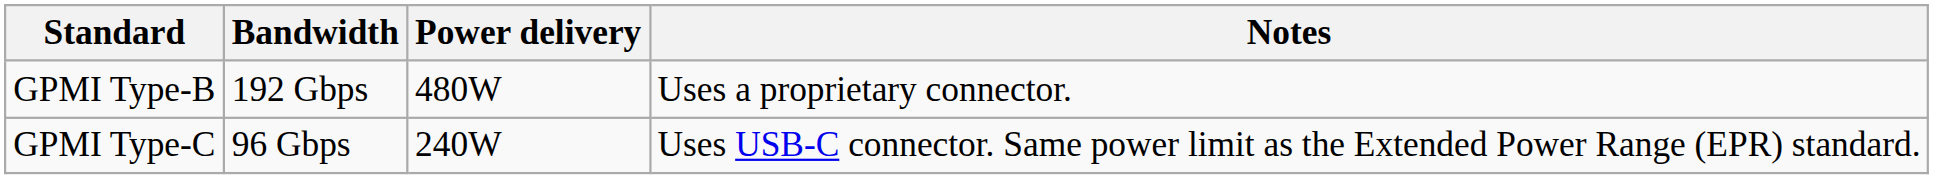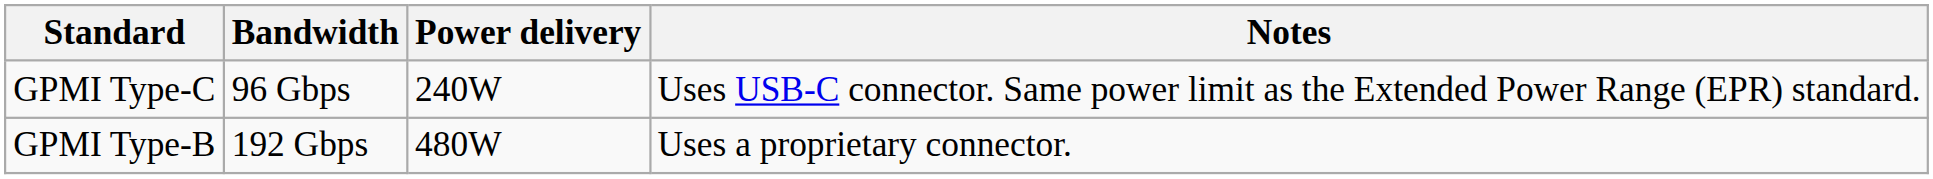rows swapped: (114, 88) <-> (114, 144)
